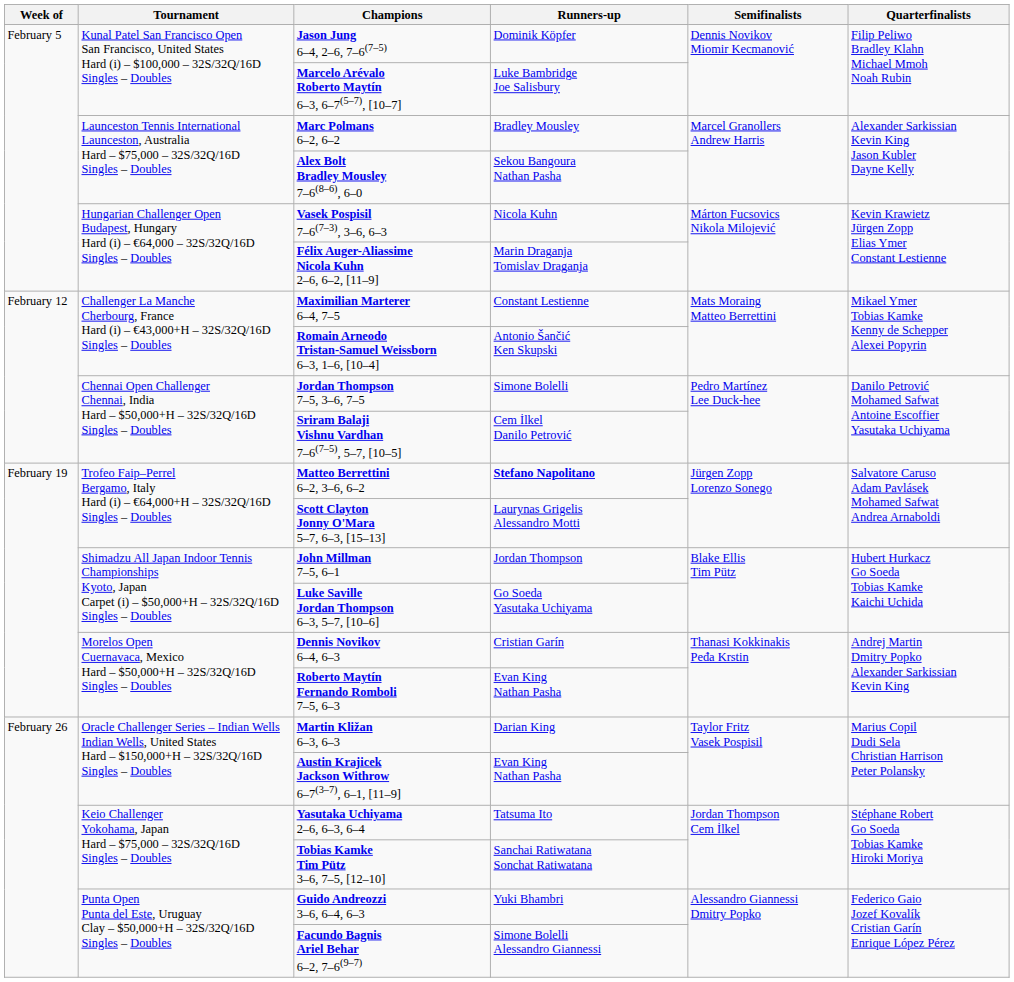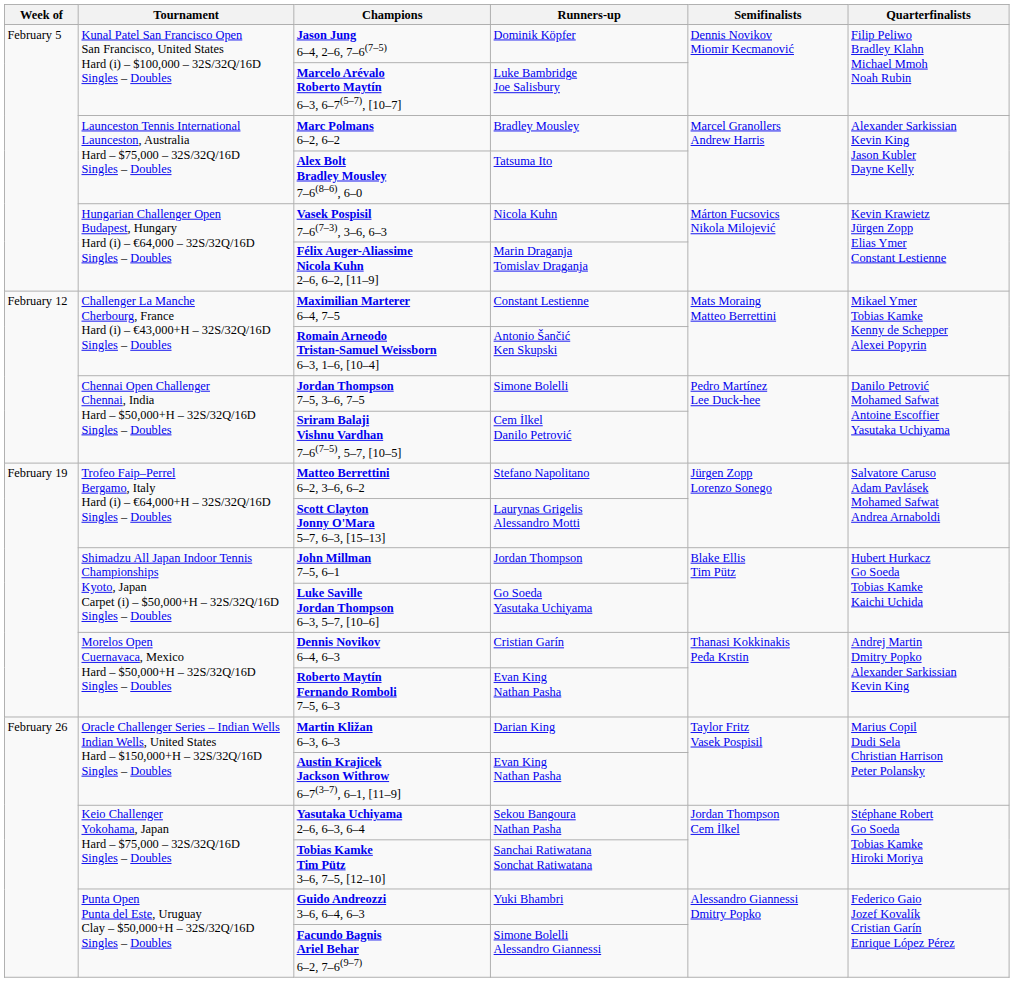(535, 167) Sekou Bangoura Nathan Pasha -> (523, 160) Tatsuma Ito
(544, 473) bold -> (542, 473) normal
(523, 814) Tatsuma Ito -> (535, 821) Sekou Bangoura Nathan Pasha
